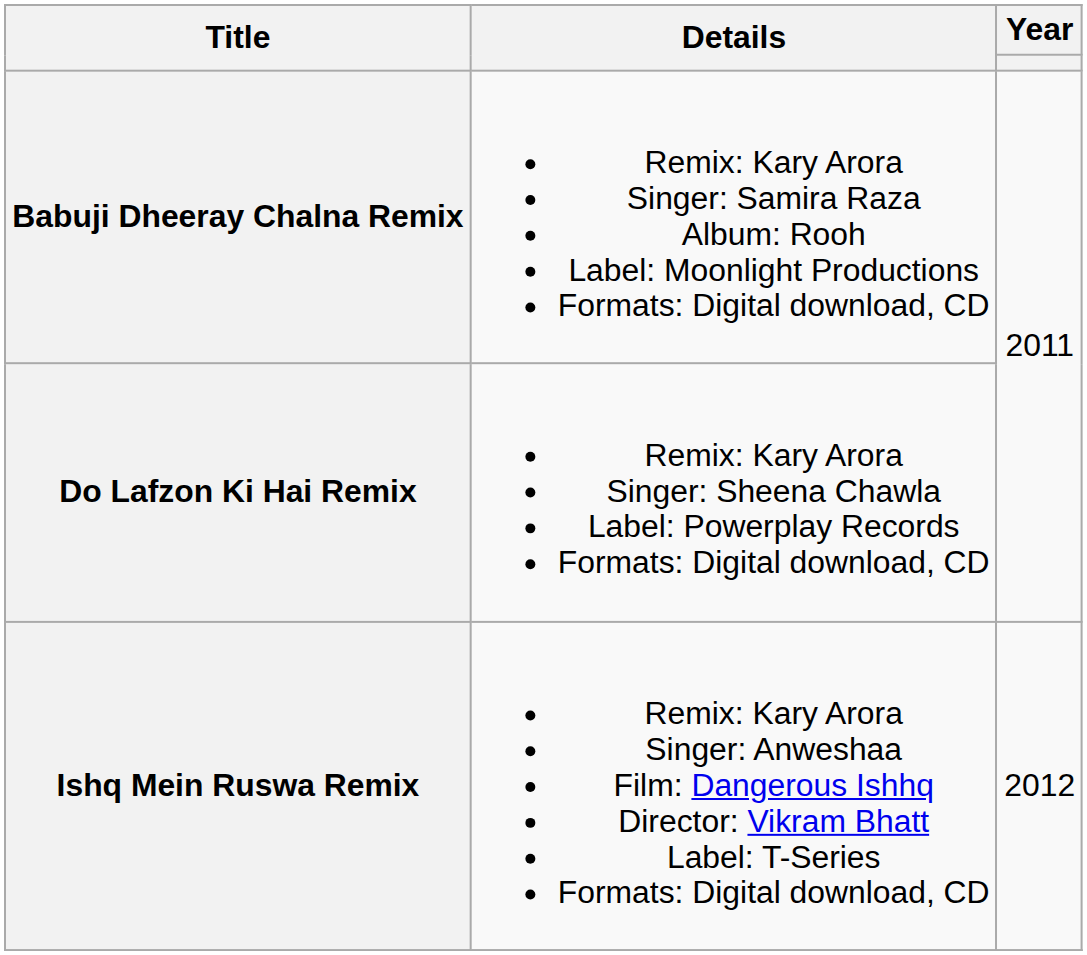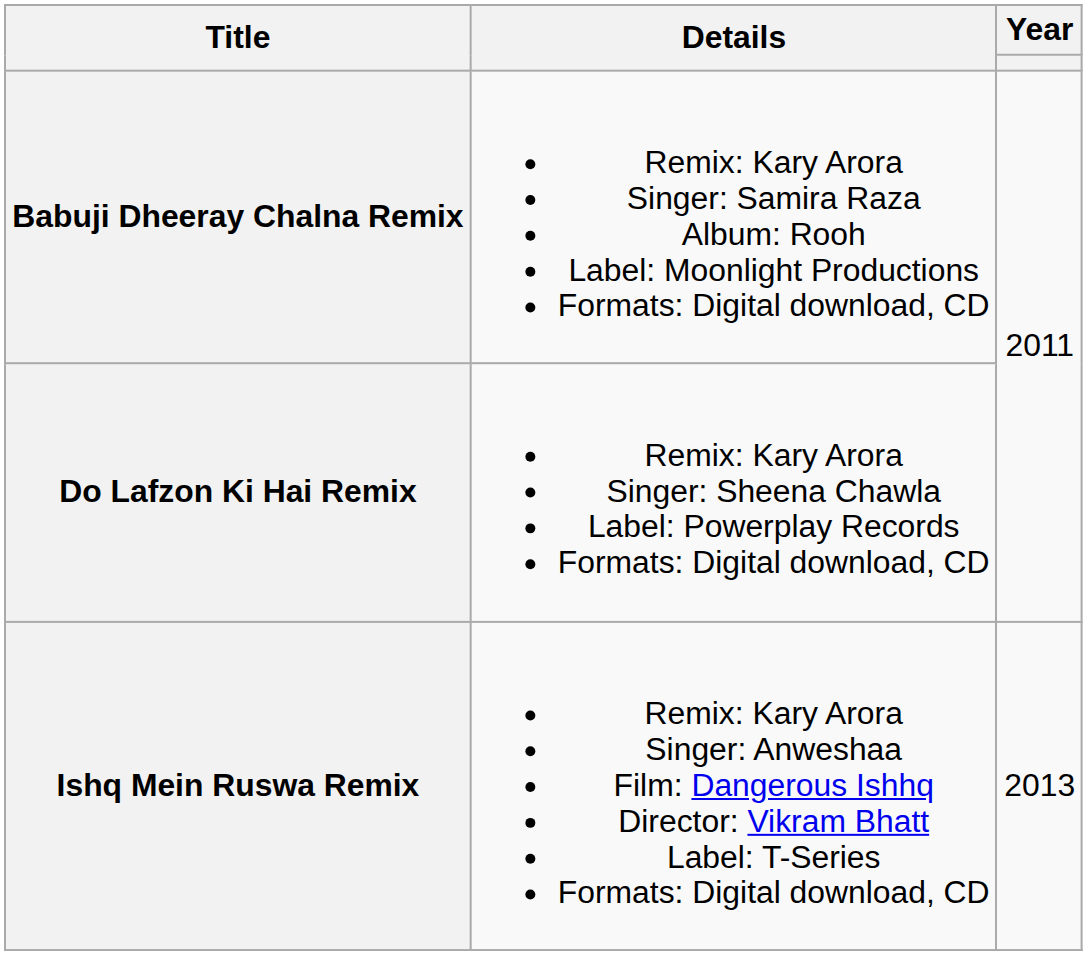(1040, 784) 2012 -> (1040, 784) 2013
